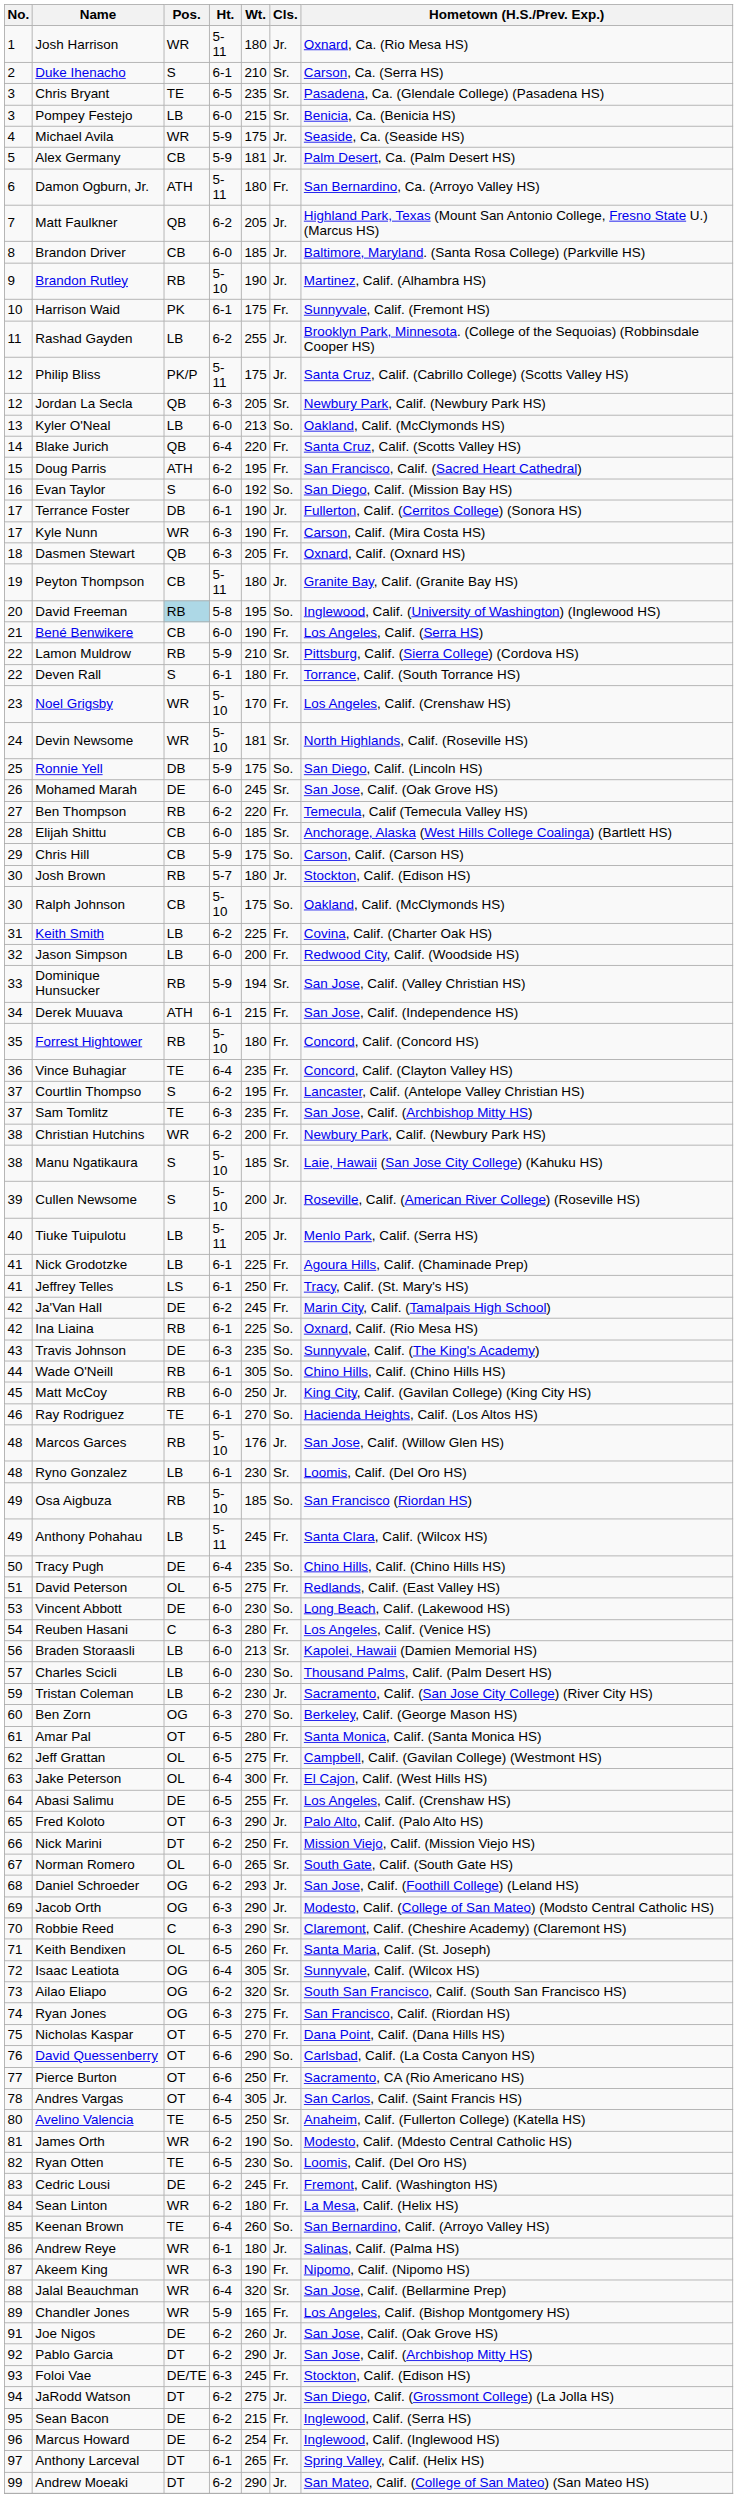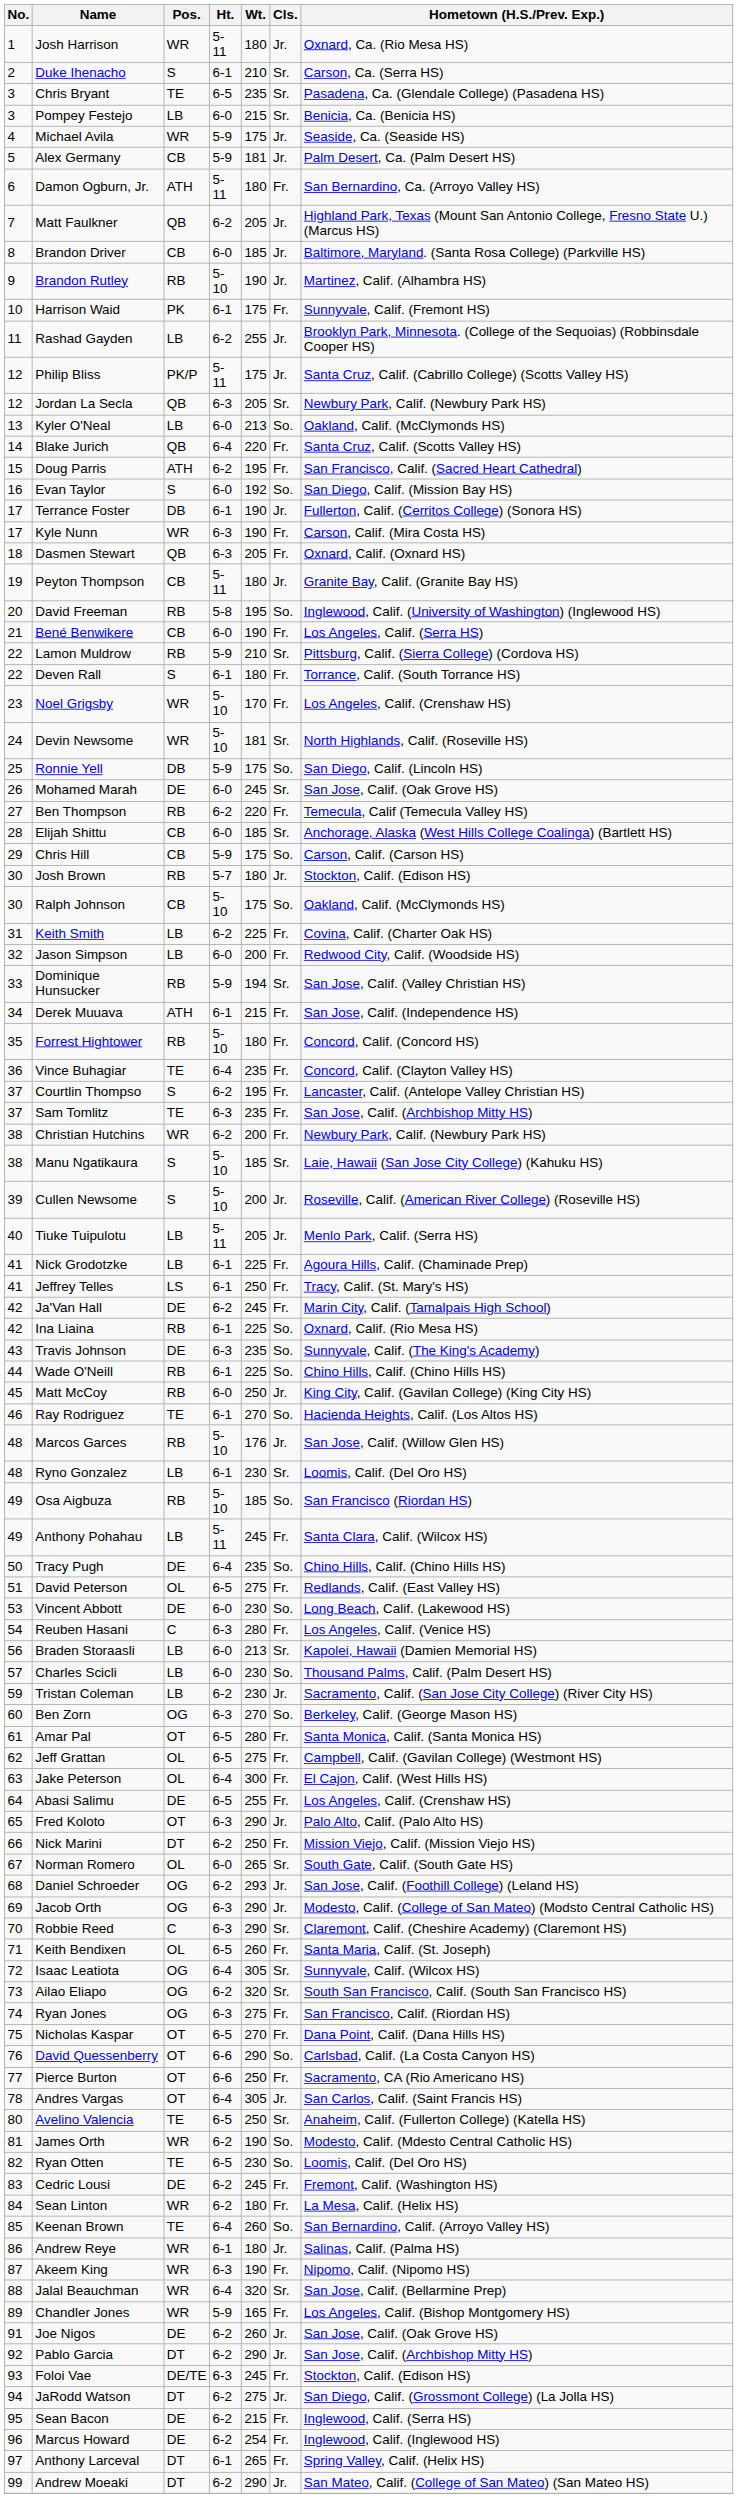(176, 611) lightblue background -> (176, 611) no background
(256, 1371) 305 -> (256, 1371) 225
